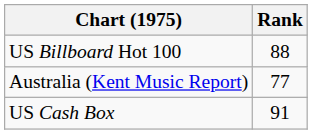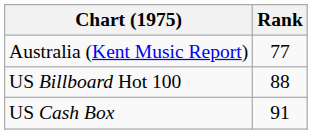rows swapped: (129, 81) <-> (95, 50)
